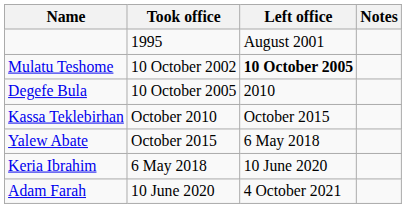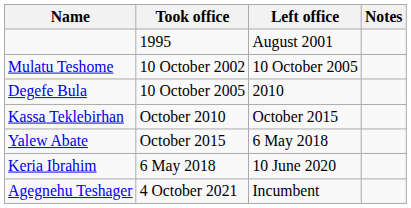(298, 66) bold -> (305, 66) normal
- row: (47, 191)
+ row: (70, 191)
